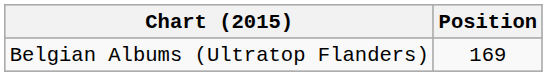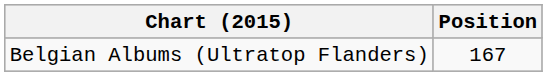(488, 55) 169 -> (488, 55) 167
